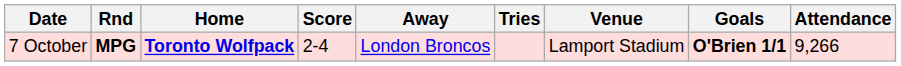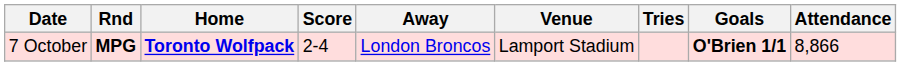columns swapped: (617, 18) <-> (520, 18)
(817, 46) 9,266 -> (817, 46) 8,866
